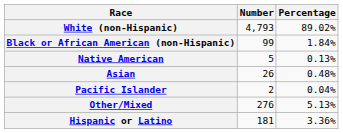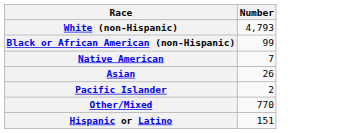- column: (307, 12)
(271, 58) 5 -> (271, 58) 7
(265, 105) 276 -> (265, 105) 770
(265, 120) 181 -> (265, 120) 151
